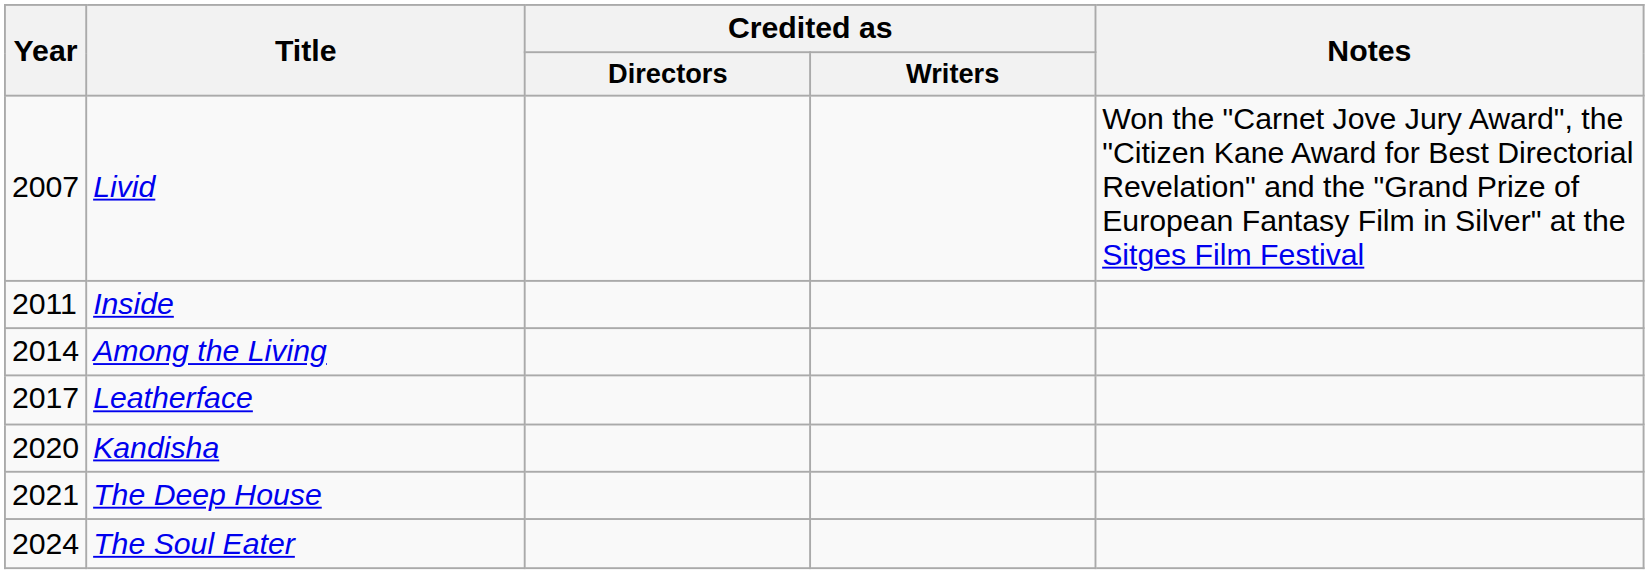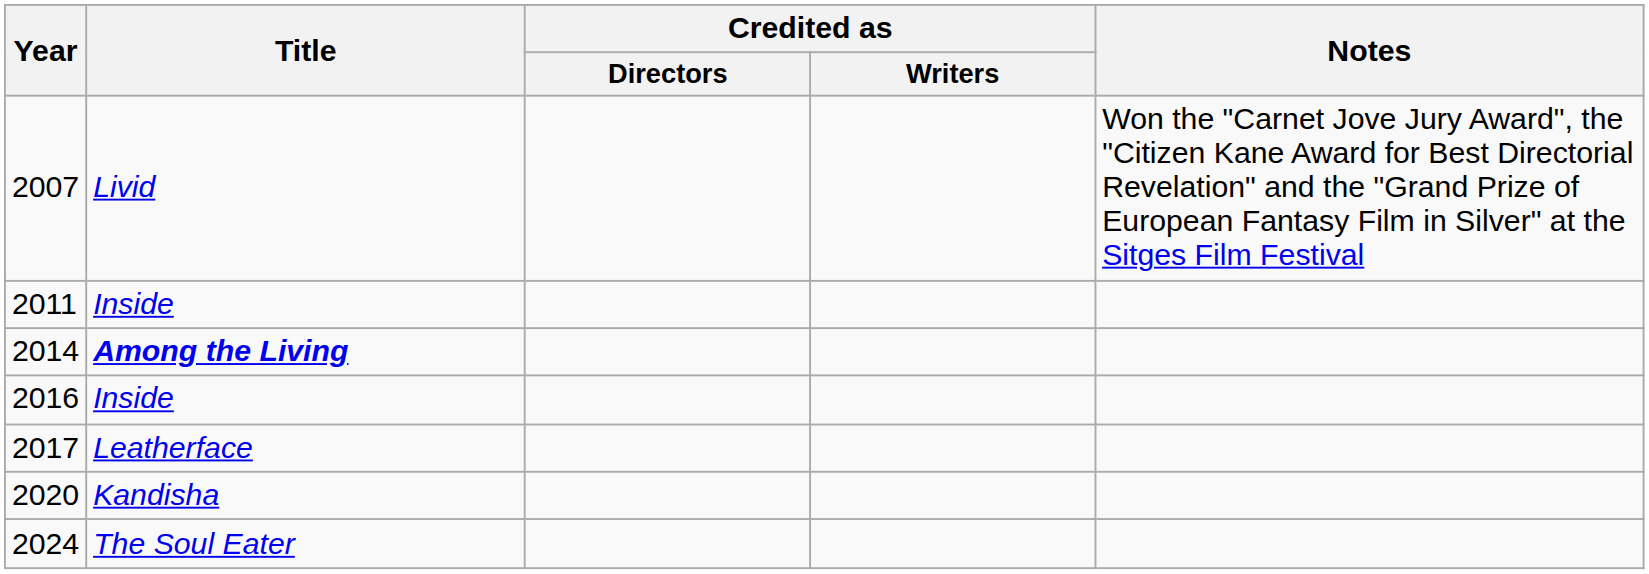(210, 351) normal -> (221, 351) bold
+ row: (46, 399)
- row: (46, 495)
